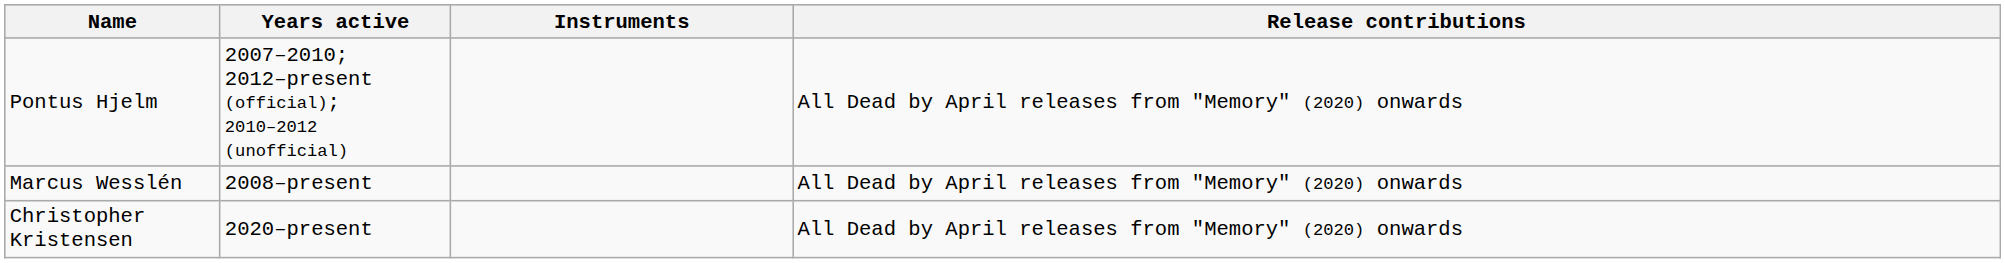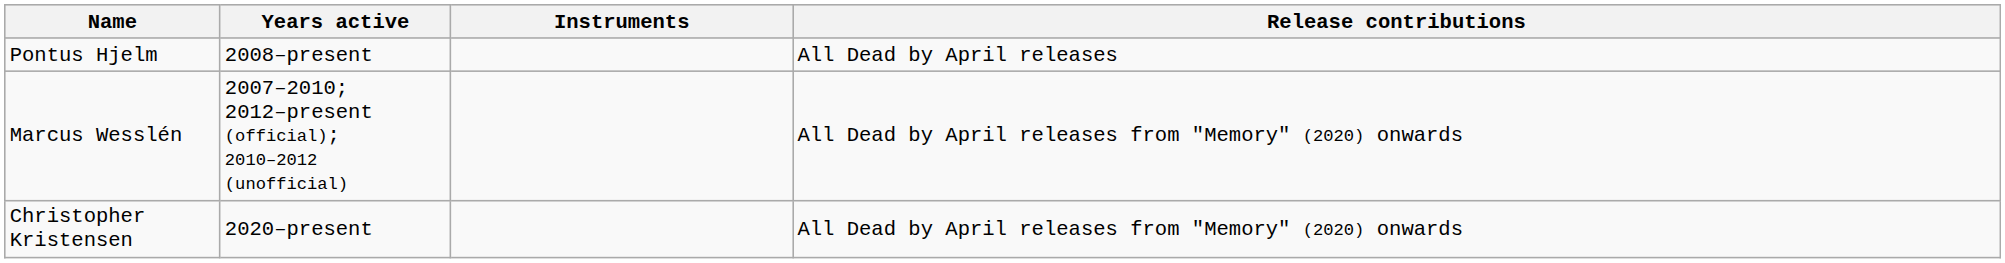(299, 102) 2007–2010; 2012–present (official); 2010–2012 (unofficial) -> (299, 55) 2008–present
(1130, 102) All Dead by April releases from "Memory" (2020) onwards -> (958, 55) All Dead by April releases
(299, 183) 2008–present -> (299, 135) 2007–2010; 2012–present (official); 2010–2012 (unofficial)
